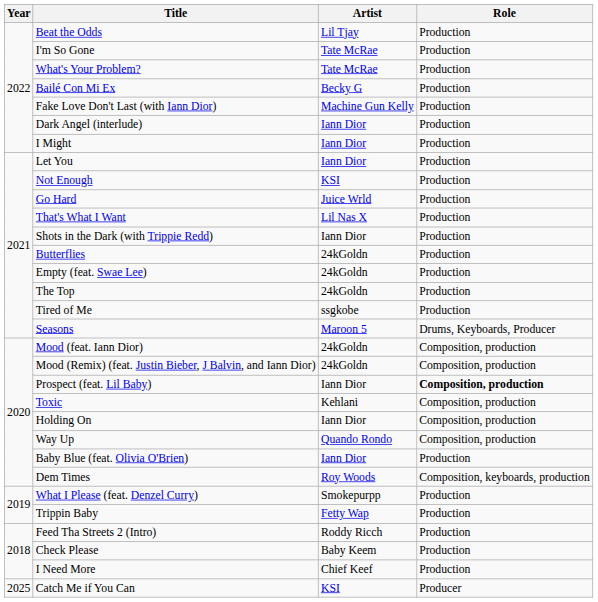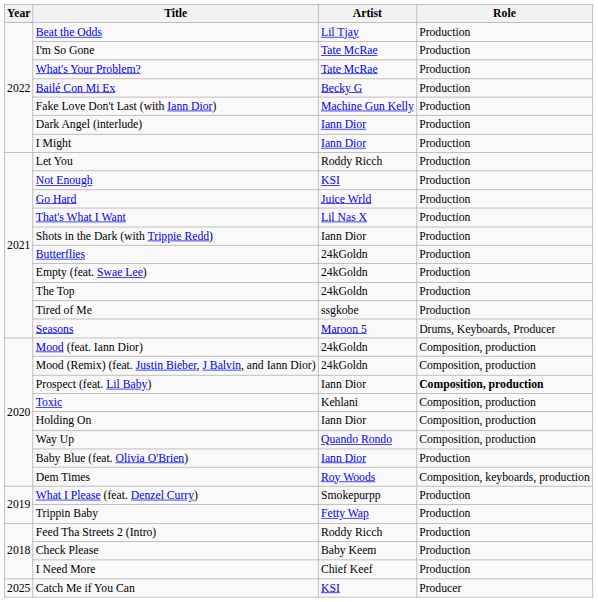(344, 161) Iann Dior -> (352, 161) Roddy Ricch
